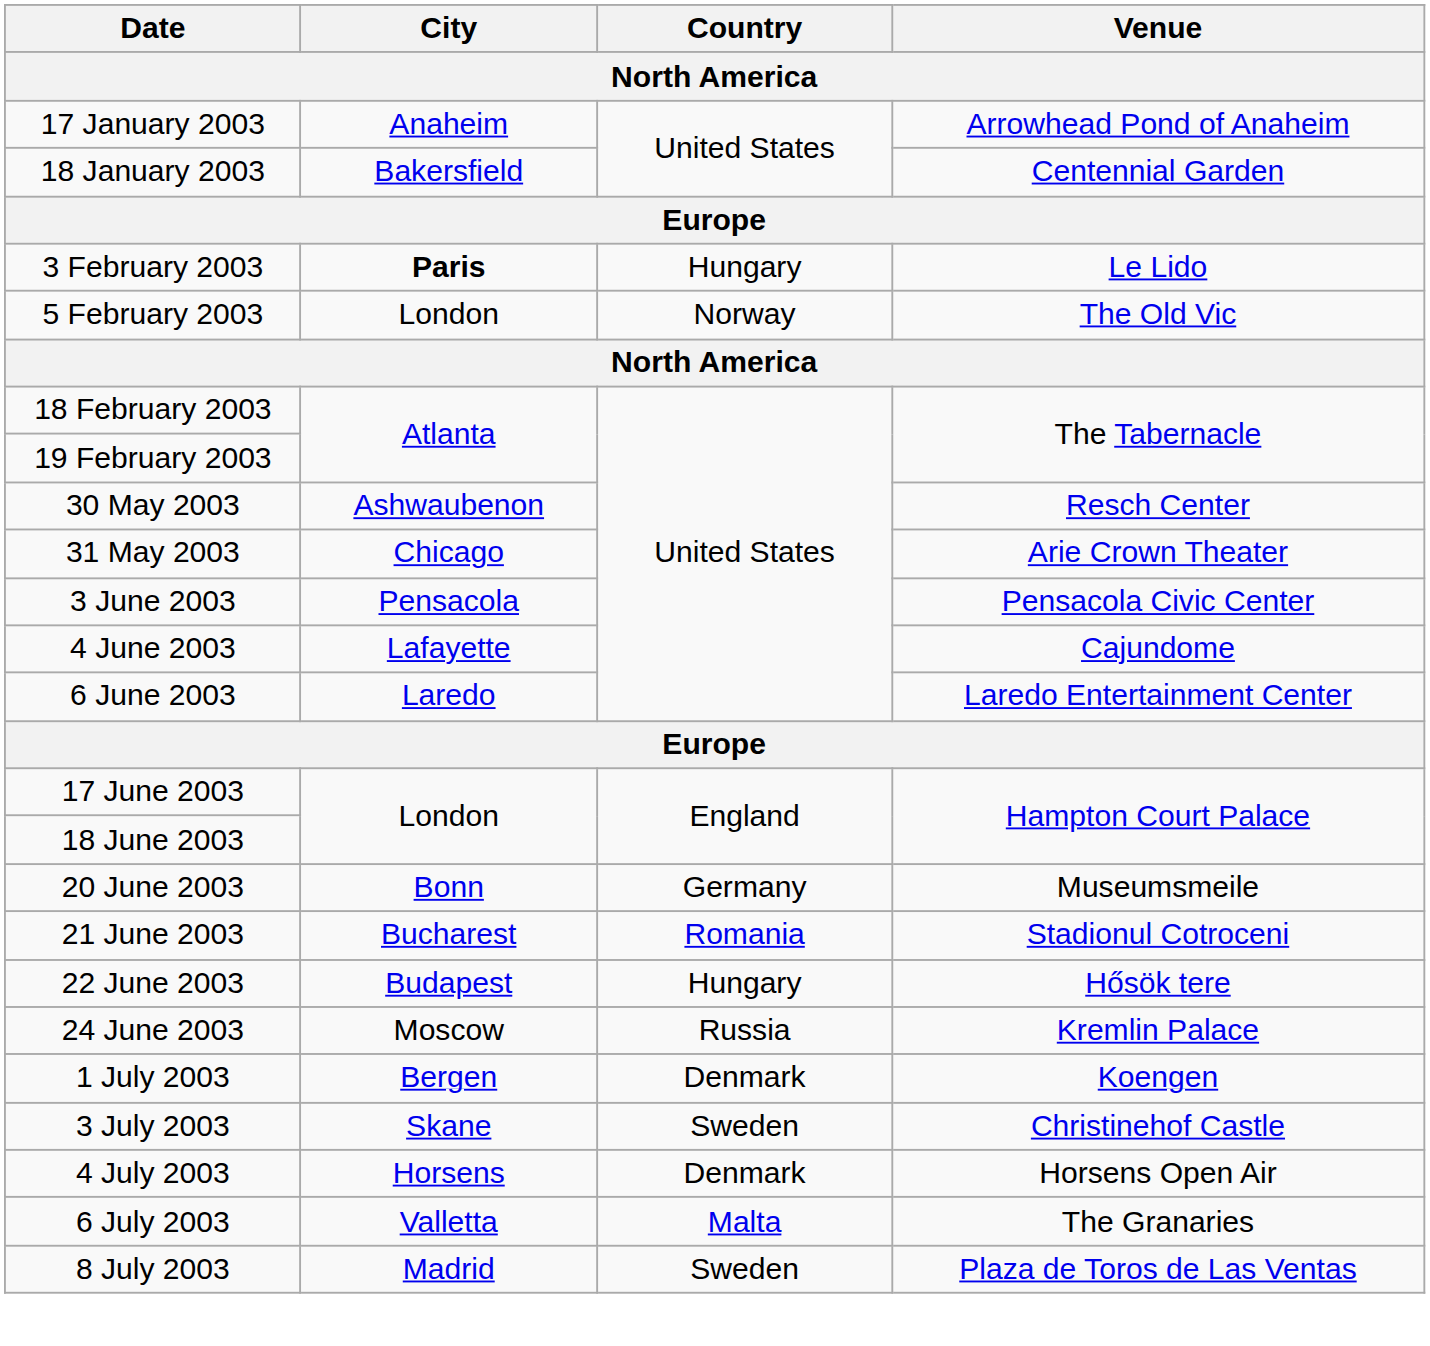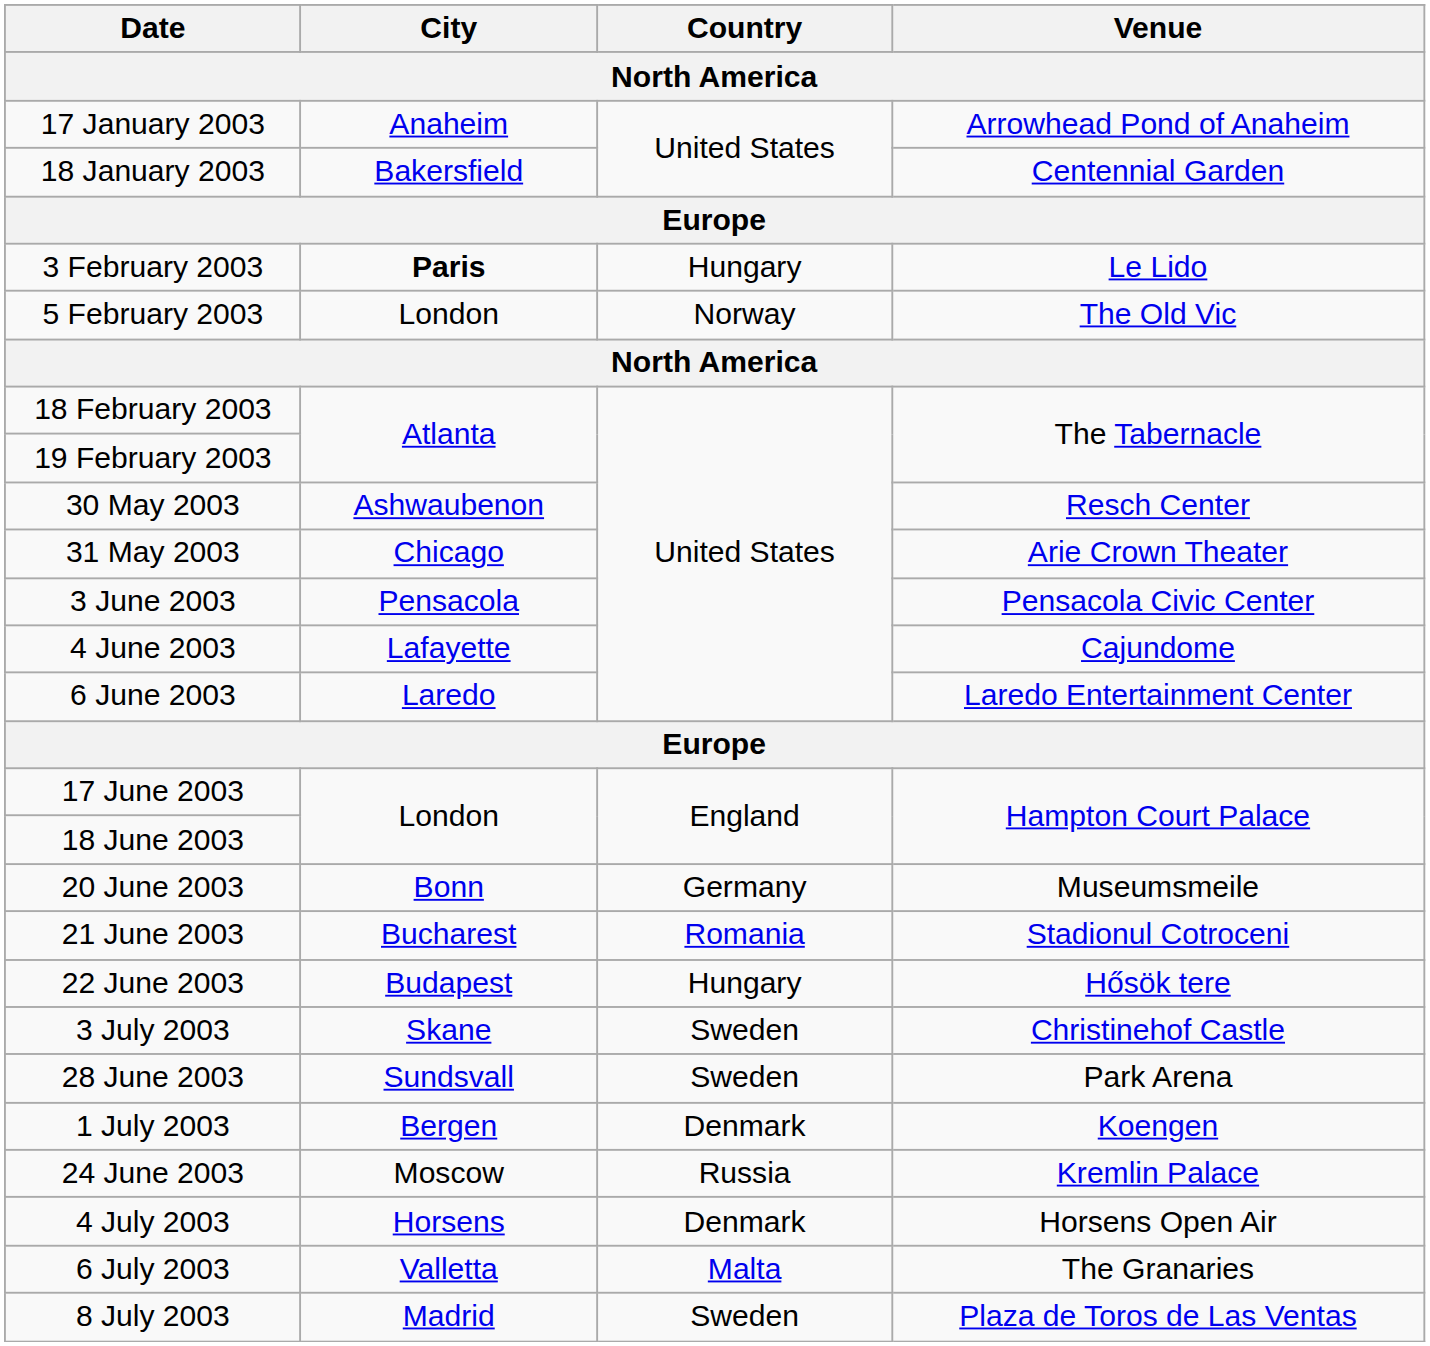rows swapped: (153, 1030) <-> (153, 1125)
+ row: (153, 1077)
